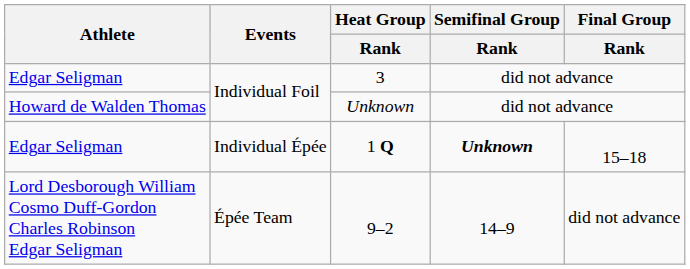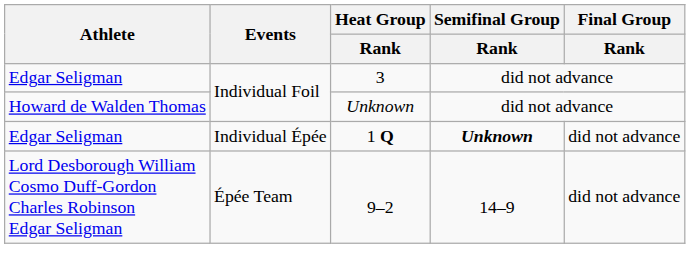(624, 157) 15–18 -> (624, 136) did not advance
